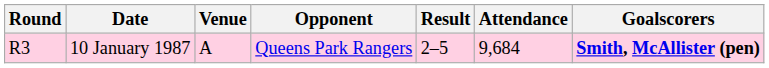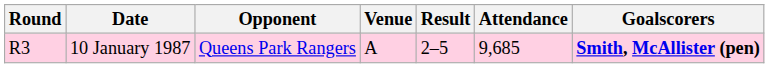columns swapped: (334, 18) <-> (223, 18)
(499, 47) 9,684 -> (499, 47) 9,685
